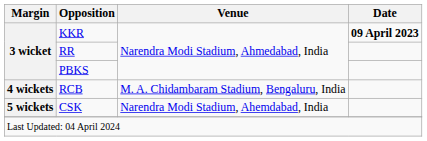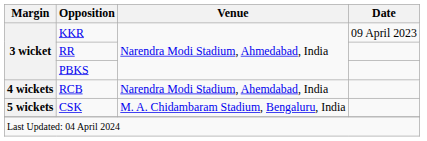(385, 32) bold -> (384, 32) normal
(233, 88) M. A. Chidambaram Stadium, Bengaluru, India -> (224, 88) Narendra Modi Stadium, Ahemdabad, India
(224, 107) Narendra Modi Stadium, Ahemdabad, India -> (233, 107) M. A. Chidambaram Stadium, Bengaluru, India
